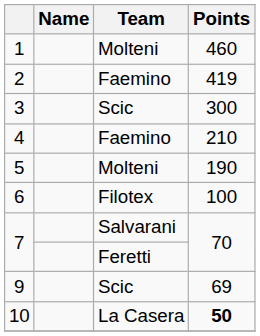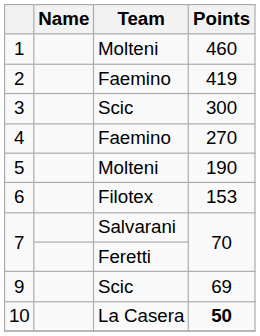(222, 138) 210 -> (222, 138) 270
(222, 197) 100 -> (222, 197) 153
